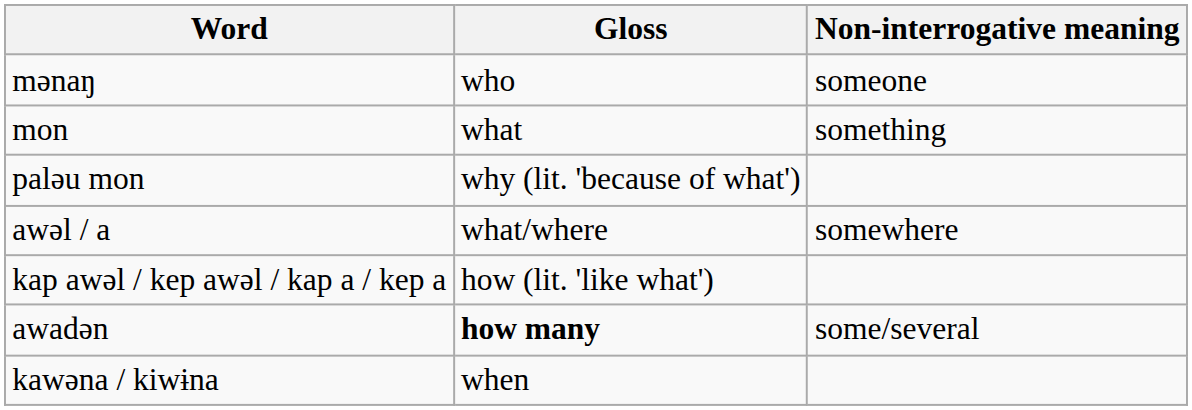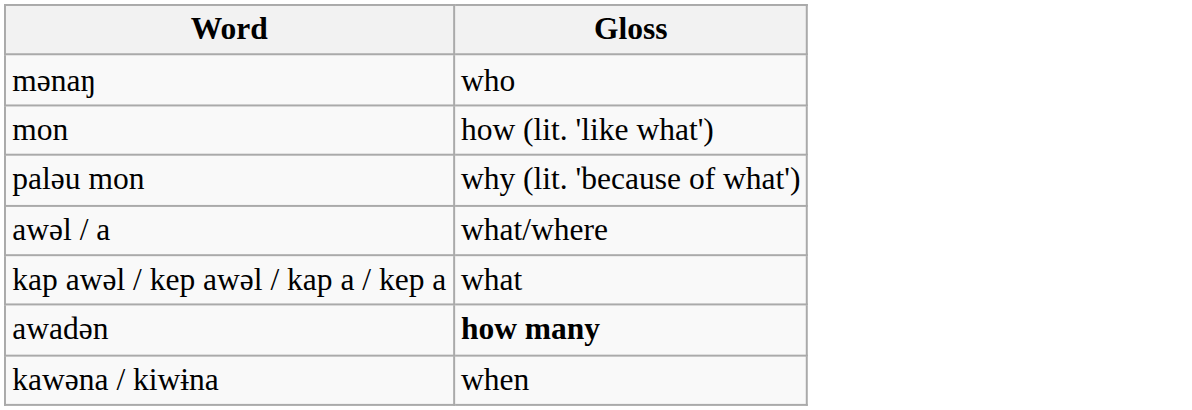- column: (997, 29)
(492, 129) what -> (587, 129) how (lit. 'like what')
(587, 279) how (lit. 'like what') -> (492, 279) what
